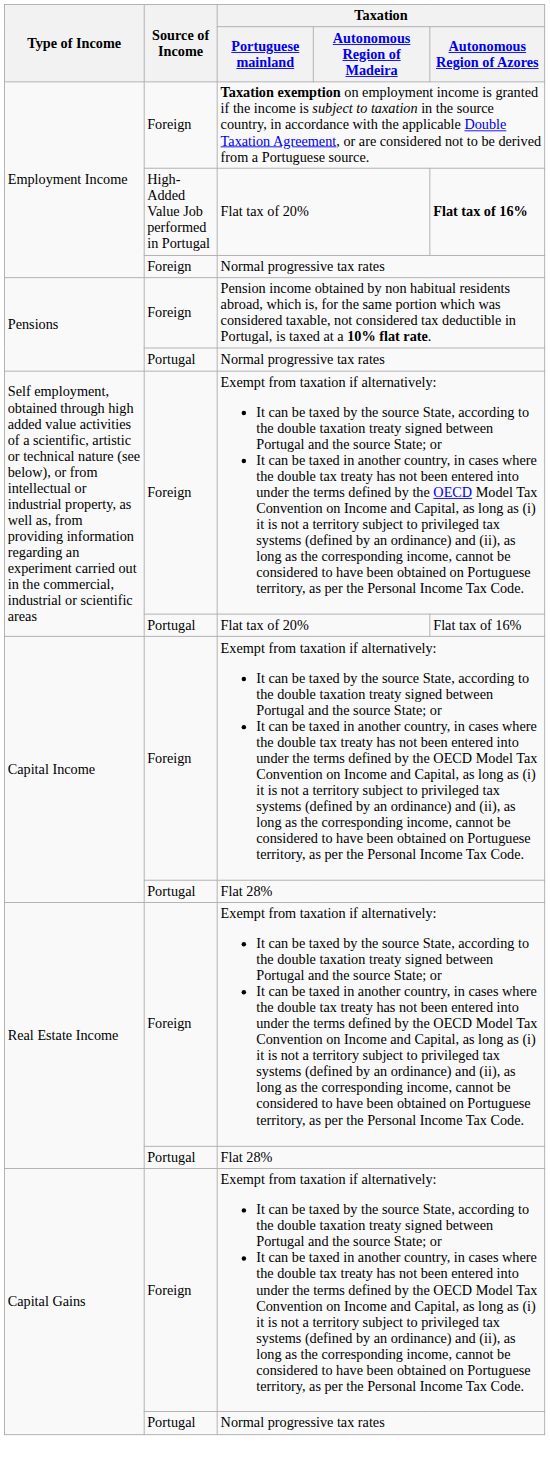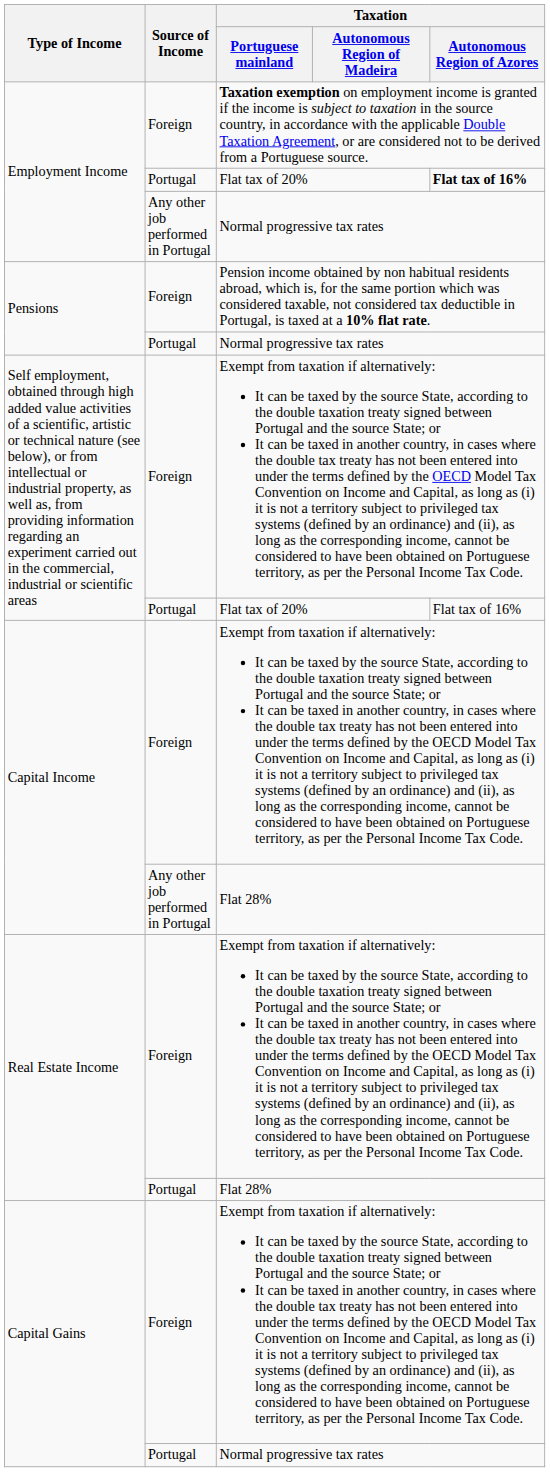(179, 211) High-Added Value Job performed in Portugal -> (172, 179) Portugal
(169, 266) Foreign -> (179, 226) Any other job performed in Portugal
(171, 891) Portugal -> (179, 899) Any other job performed in Portugal
